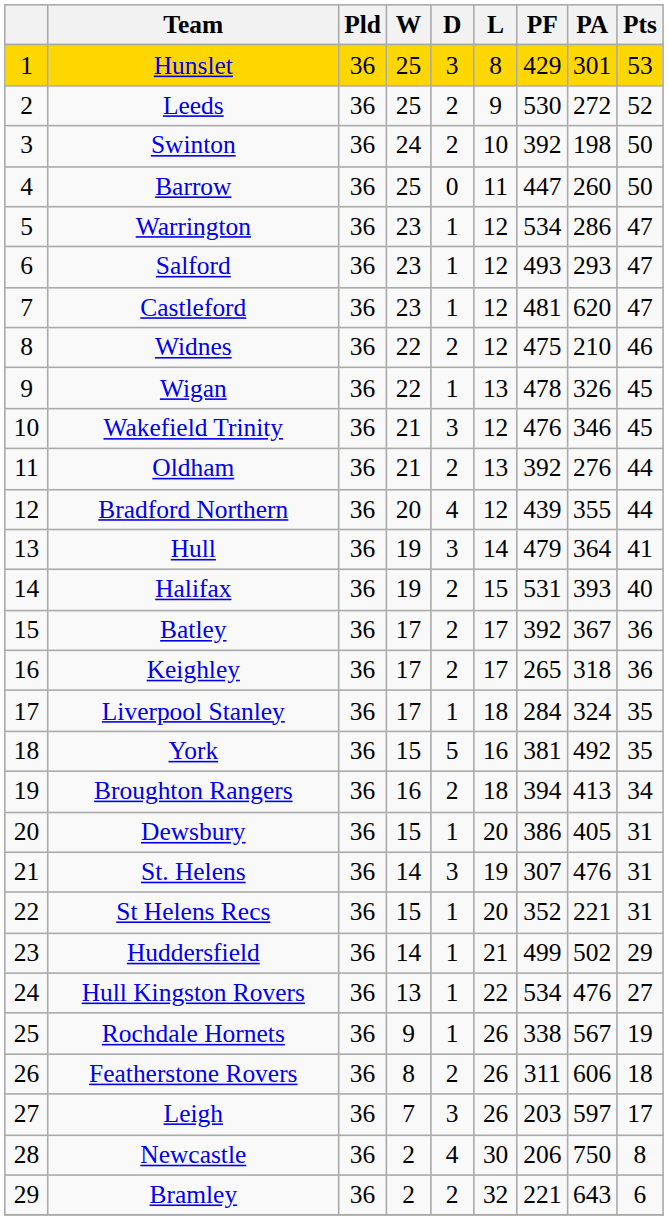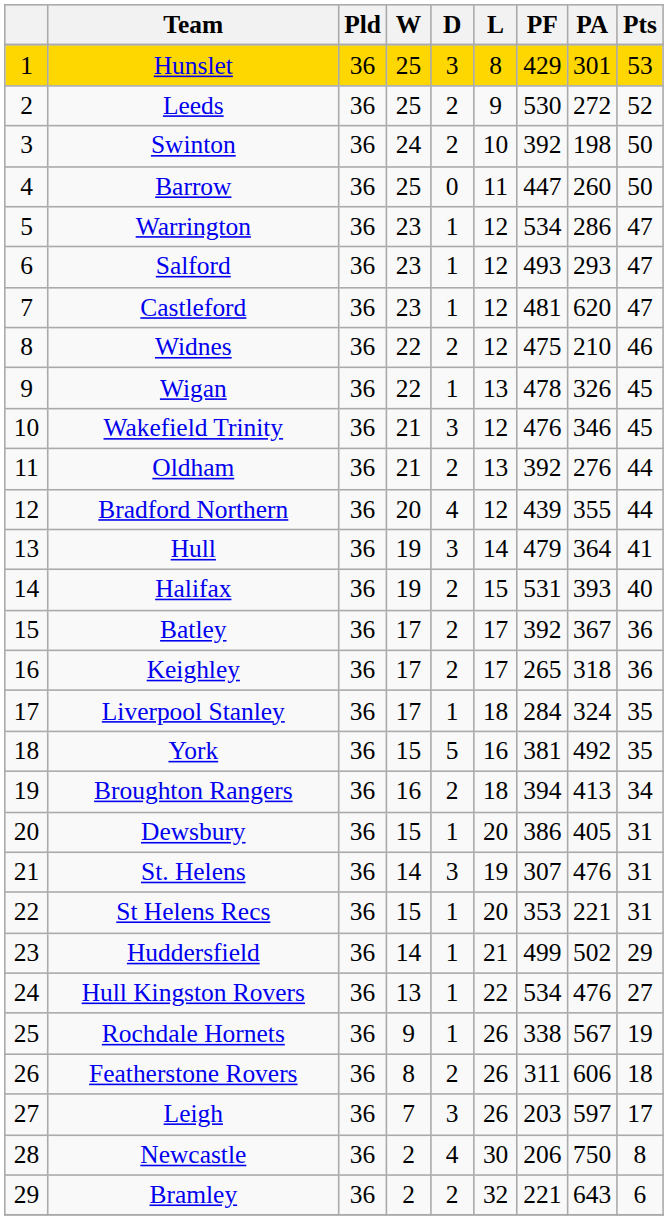(542, 912) 352 -> (542, 912) 353
